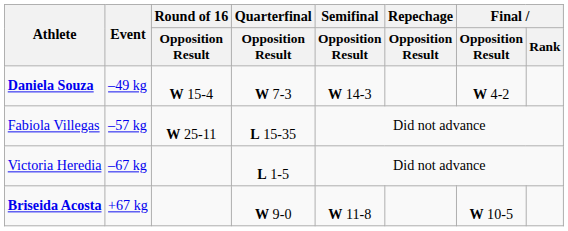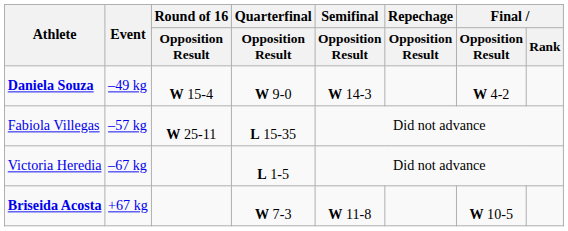(273, 94) W 7-3 -> (273, 94) W 9-0
(273, 214) W 9-0 -> (273, 214) W 7-3
